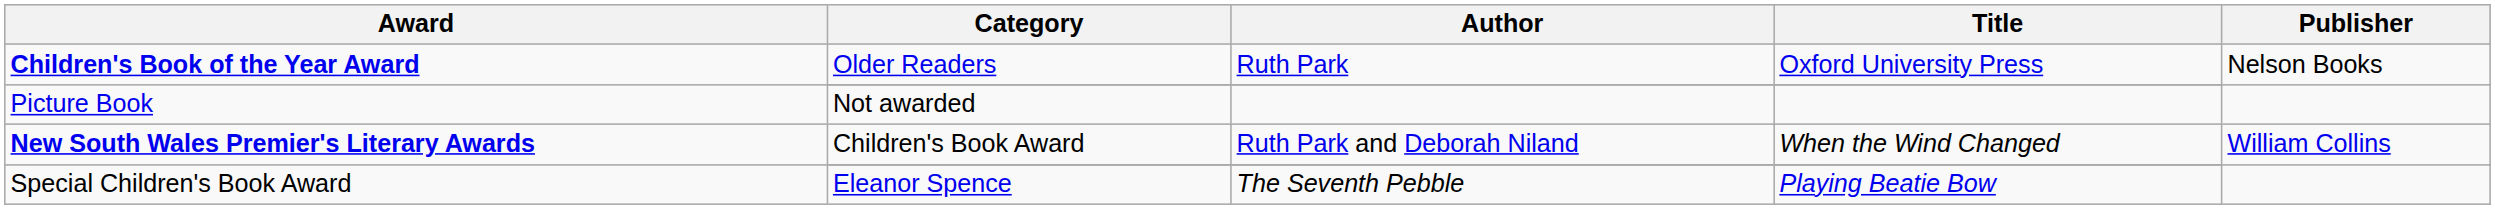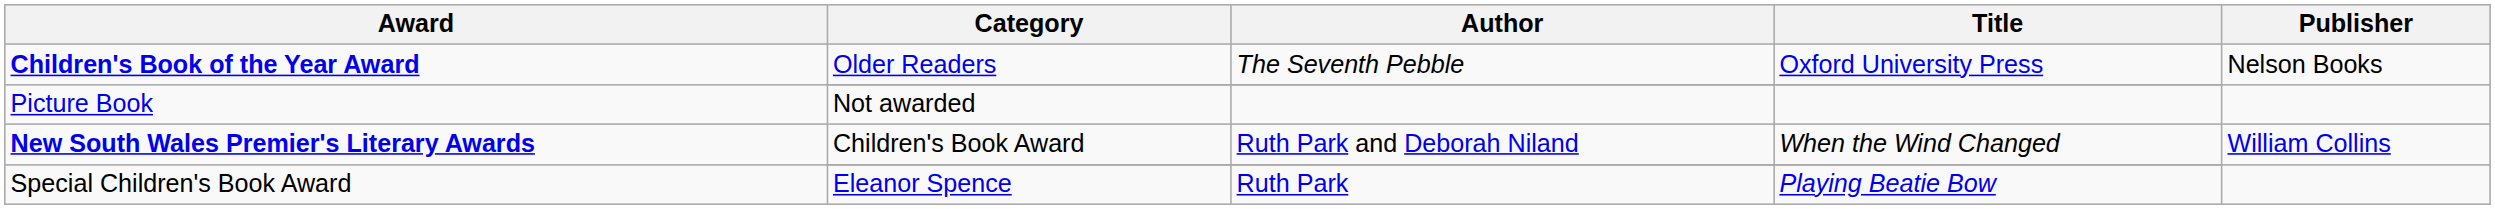(1292, 64) Ruth Park -> (1350, 64) The Seventh Pebble
(1350, 183) The Seventh Pebble -> (1292, 183) Ruth Park
